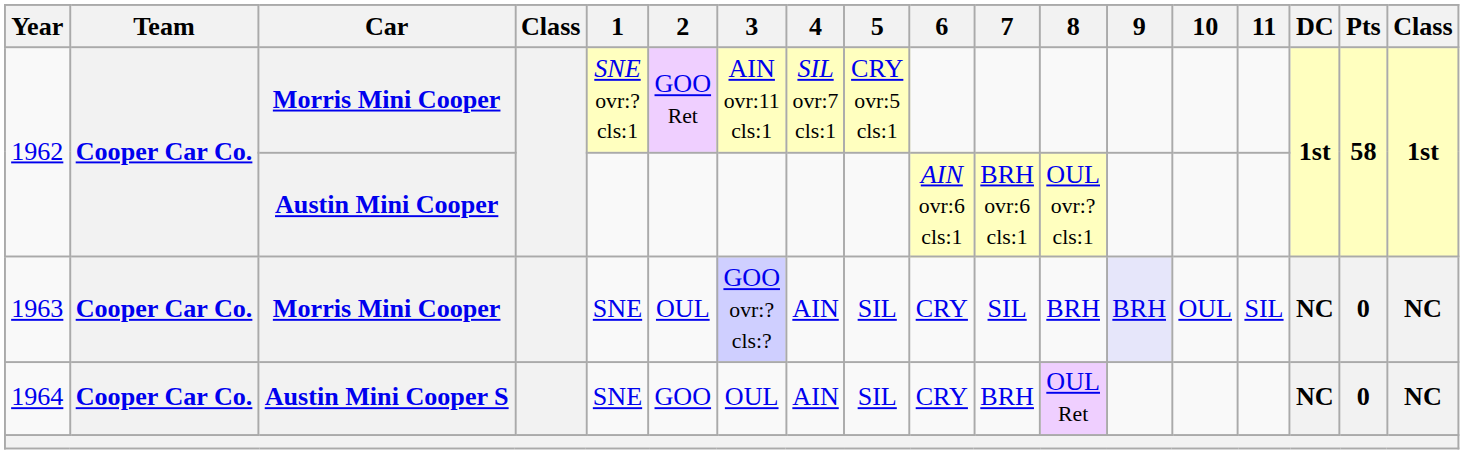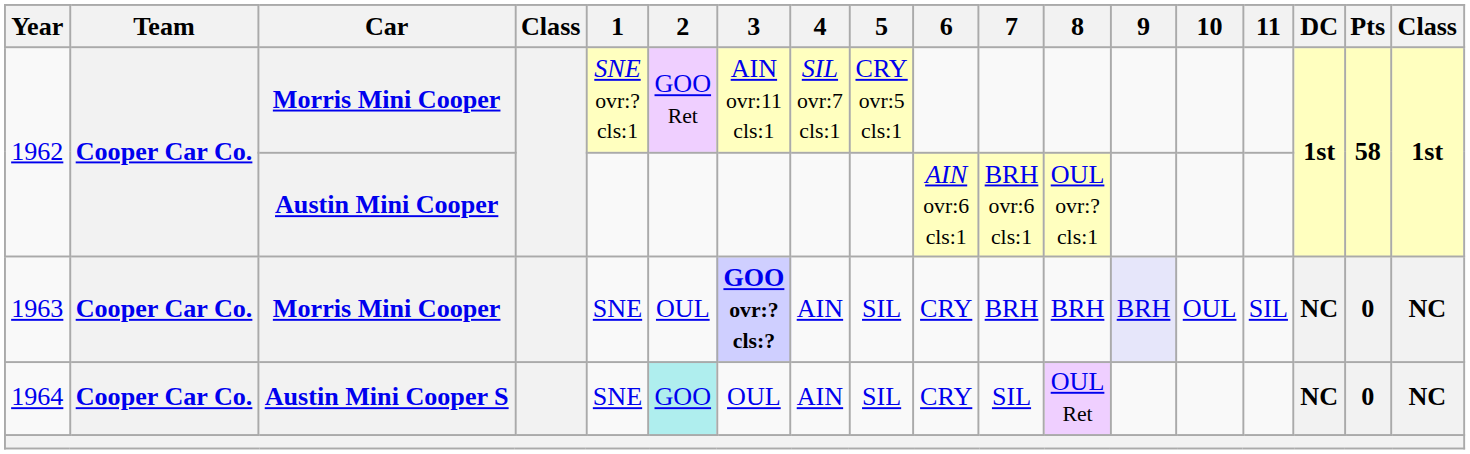(752, 307) normal -> (754, 308) bold
(1007, 308) SIL -> (1012, 308) BRH
(683, 397) no background -> (683, 397) paleturquoise background
(1007, 397) BRH -> (1012, 397) SIL
